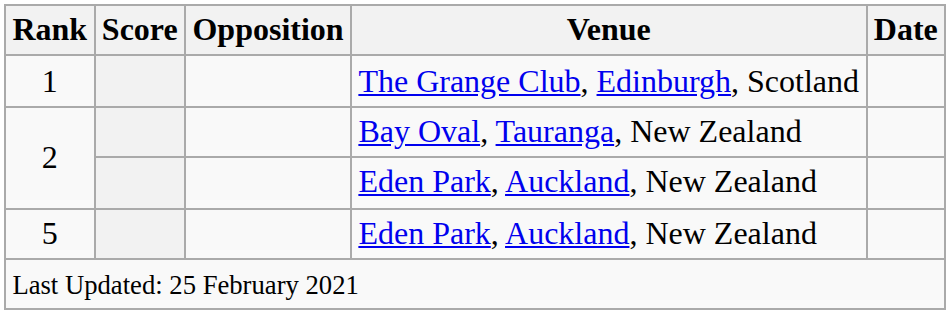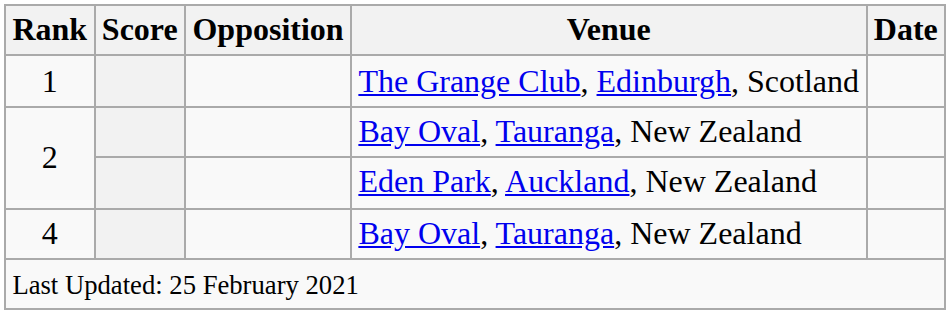+ row: (50, 232)
- row: (50, 232)
